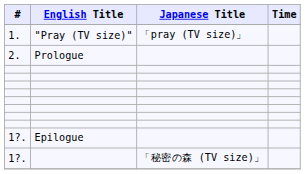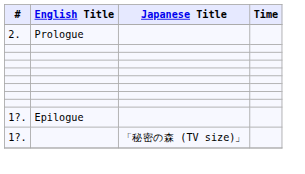- row: (14, 35)
